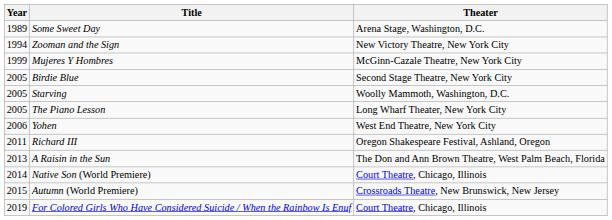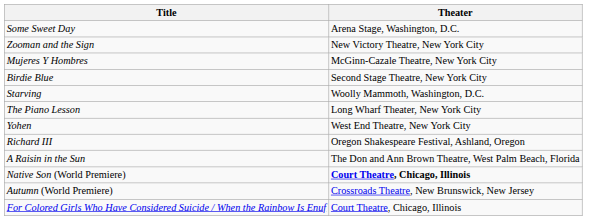- column: (17, 12)
(421, 175) normal -> (401, 175) bold
